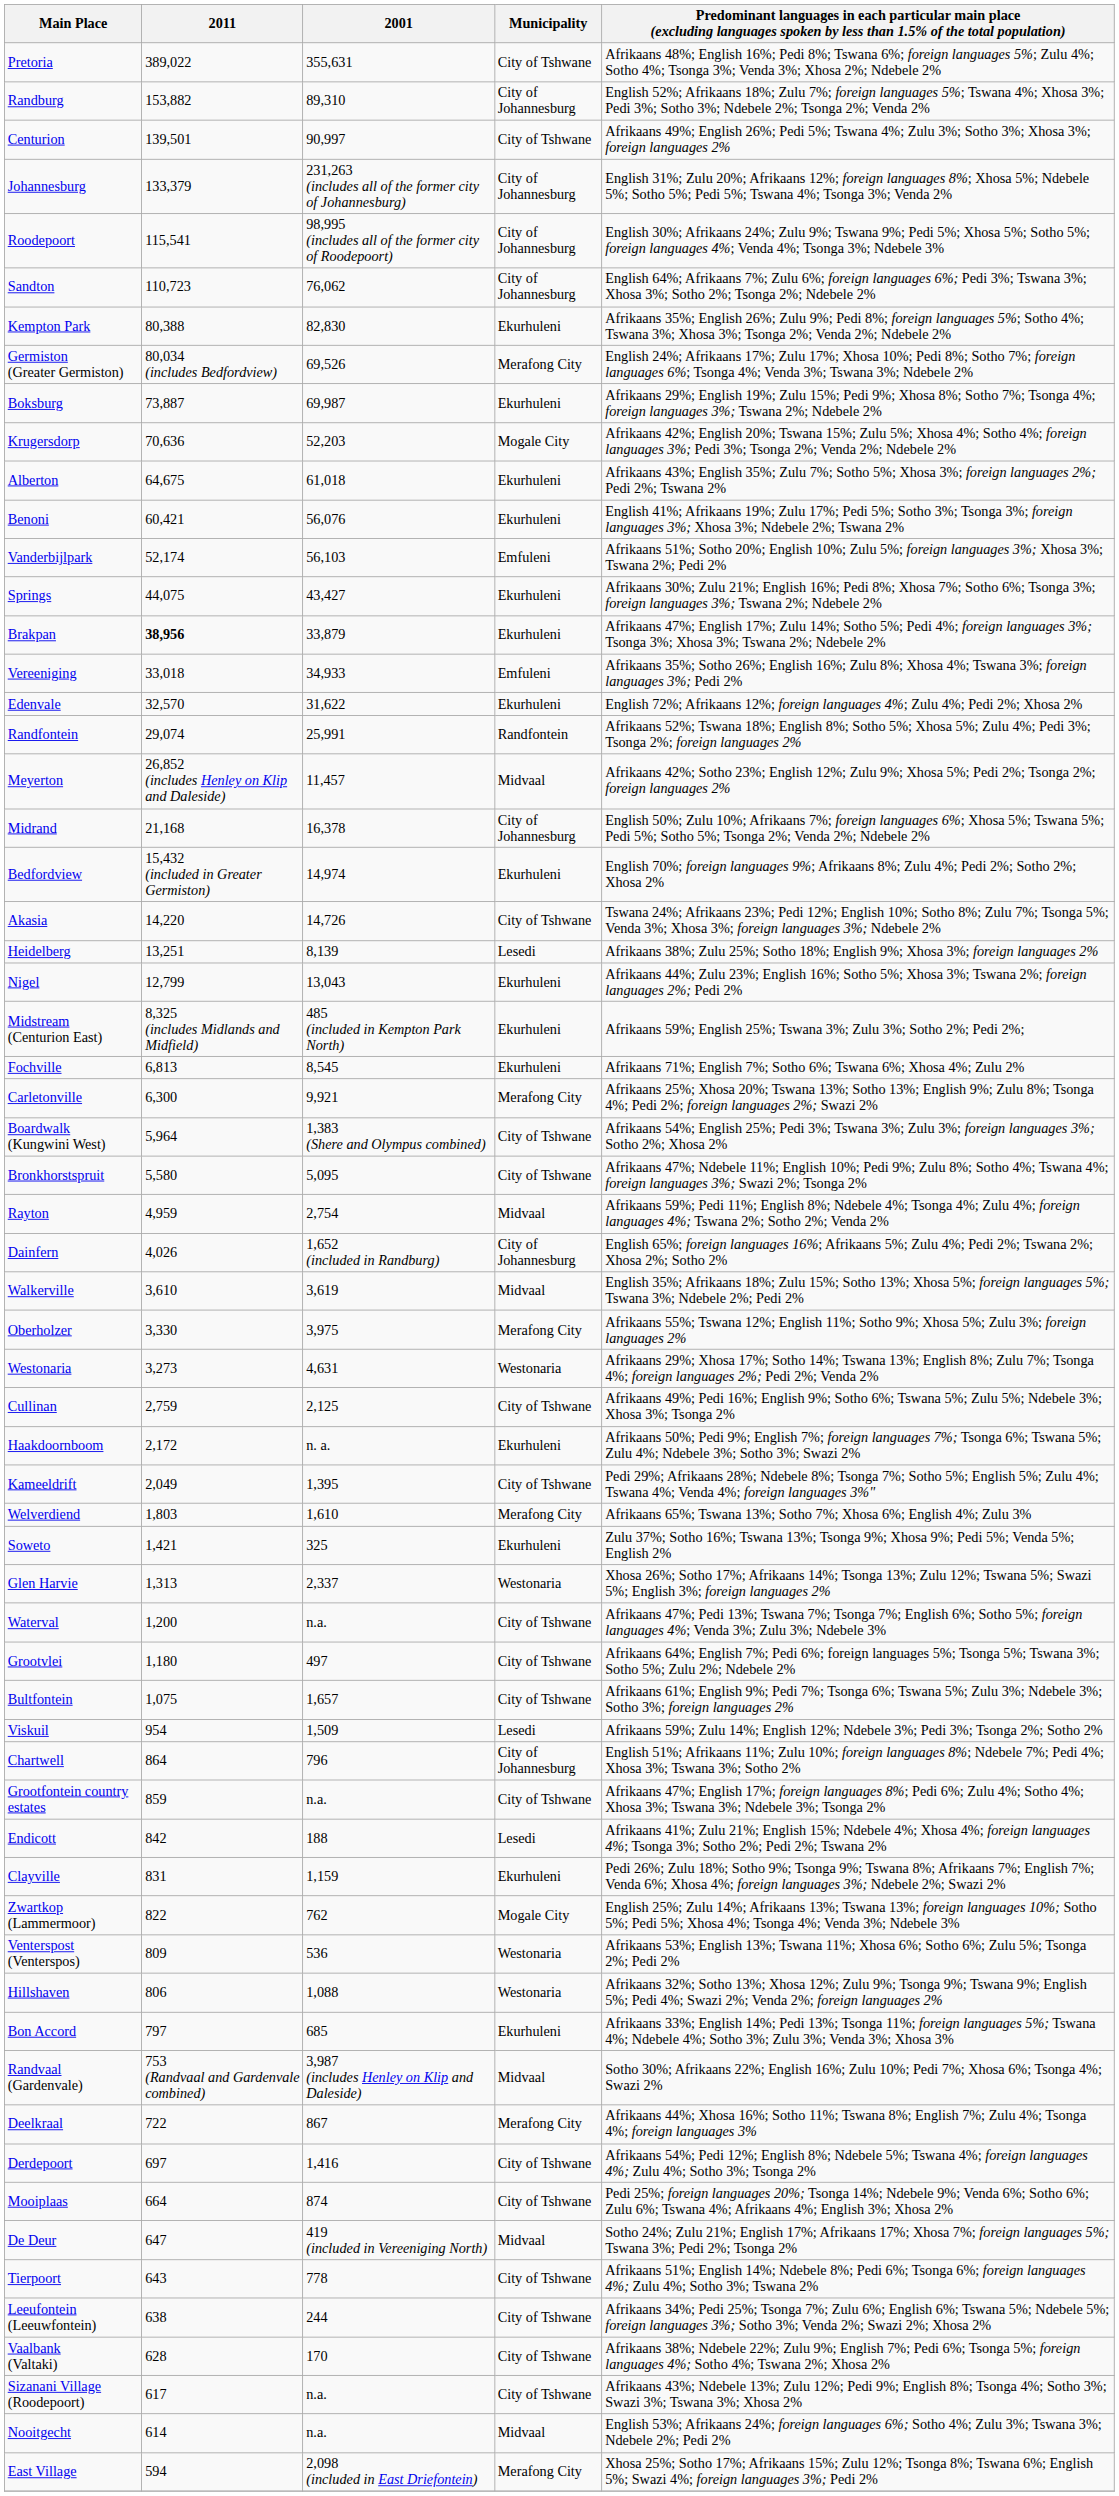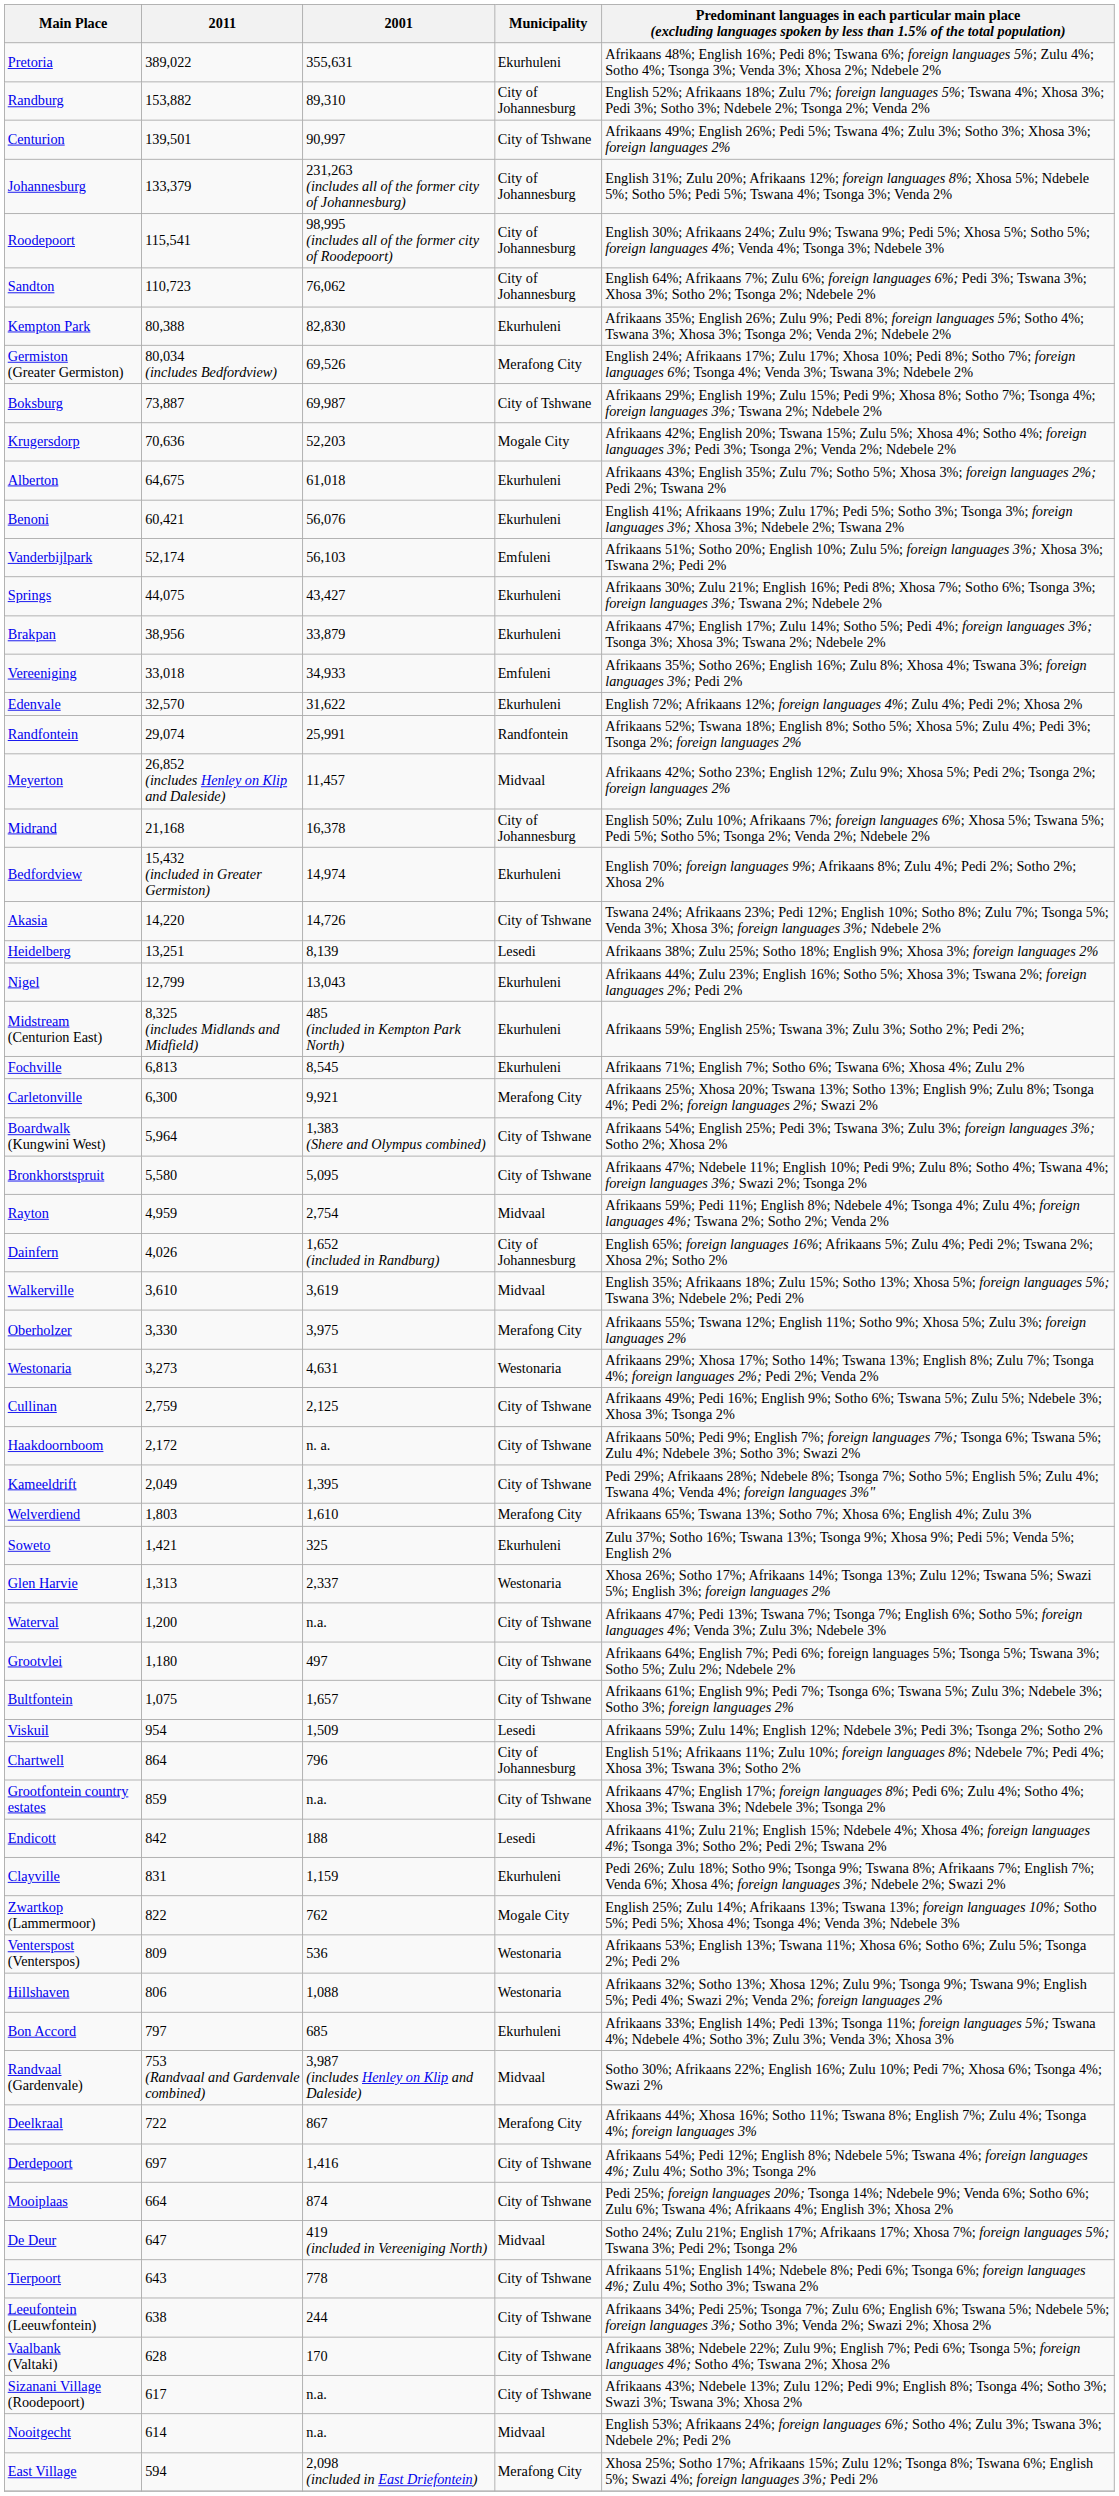(545, 62) City of Tshwane -> (529, 62) Ekurhuleni
(529, 403) Ekurhuleni -> (545, 403) City of Tshwane
(165, 634) bold -> (165, 634) normal
(529, 1445) Ekurhuleni -> (545, 1445) City of Tshwane
